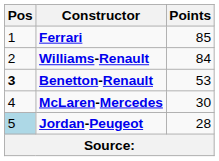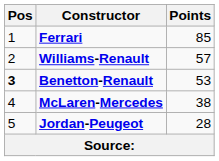(203, 59) 84 -> (203, 59) 57
(203, 102) 30 -> (203, 102) 38
(11, 124) lightblue background -> (11, 124) no background
